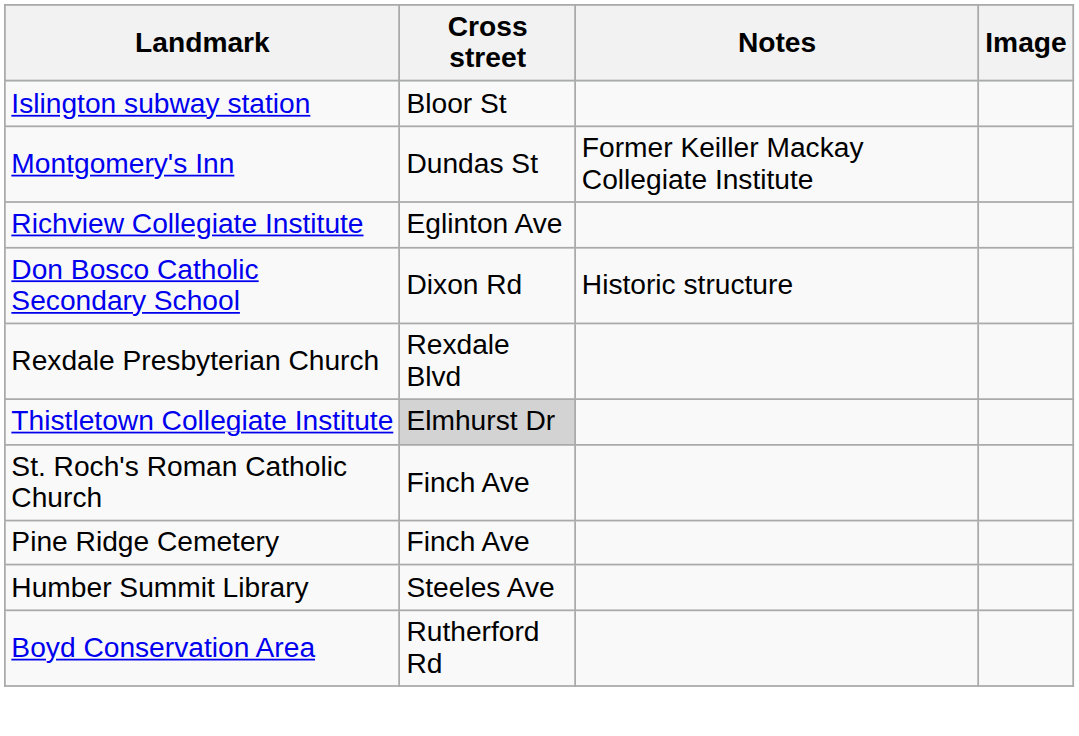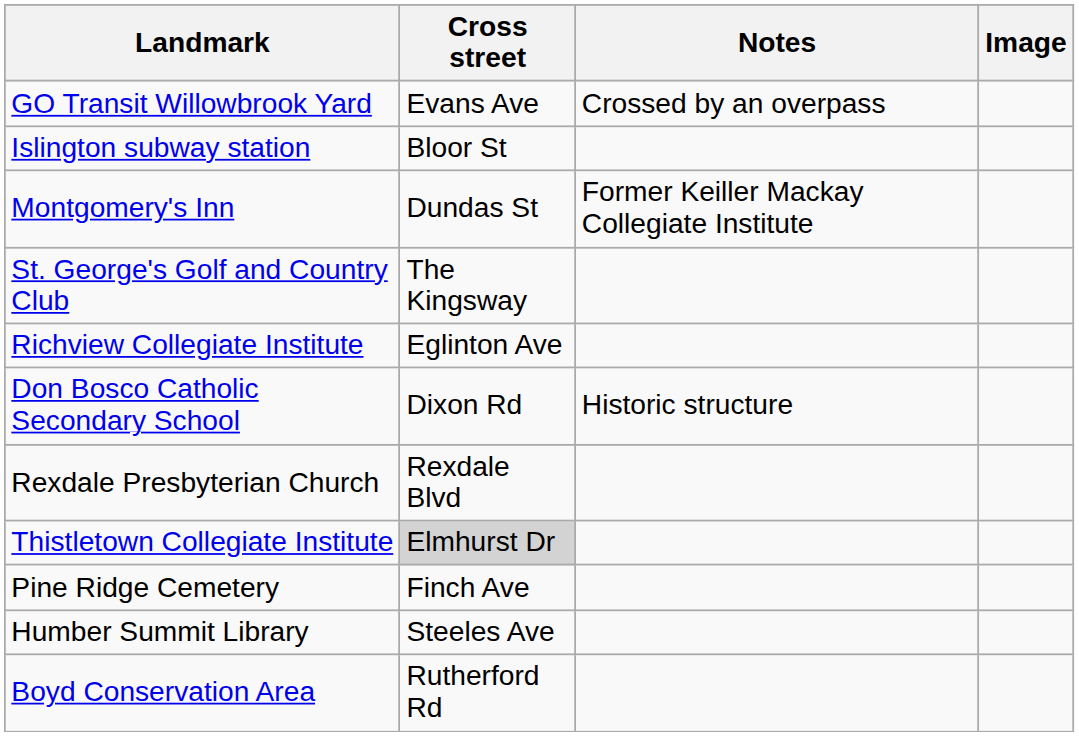+ row: (192, 103)
+ row: (200, 284)
- row: (179, 482)
